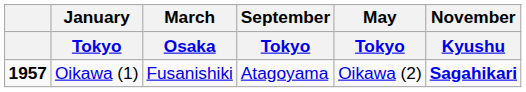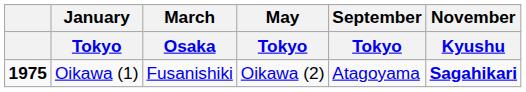columns swapped: (380, 45) <-> (285, 45)
(28, 73) 1957 -> (28, 73) 1975
